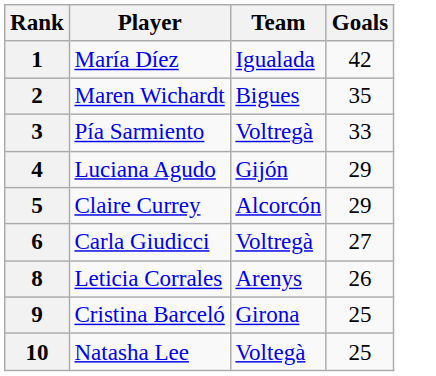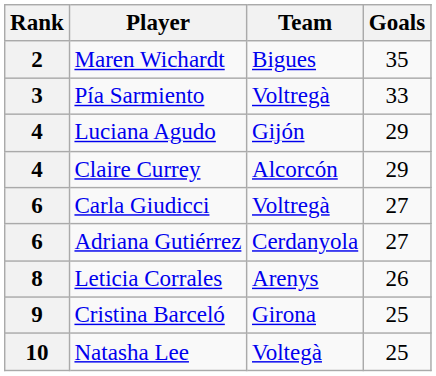- row: (127, 59)
(37, 205) 5 -> (37, 168) 4
+ row: (158, 242)
